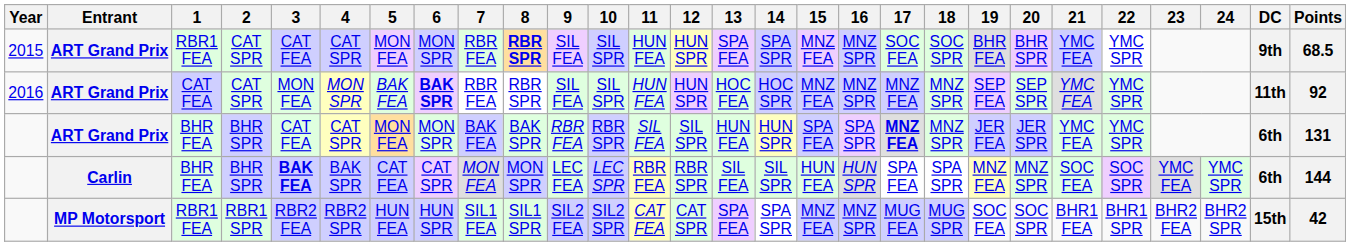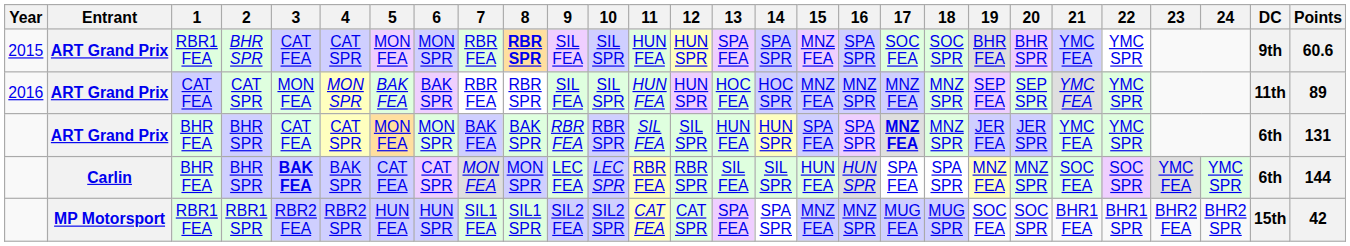(246, 50) CAT SPR -> (246, 50) BHR SPR
(859, 50) MNZ SPR -> (859, 50) SPA SPR
(1318, 50) 68.5 -> (1318, 50) 60.6
(437, 92) bold -> (437, 92) normal
(1318, 92) 92 -> (1318, 92) 89
